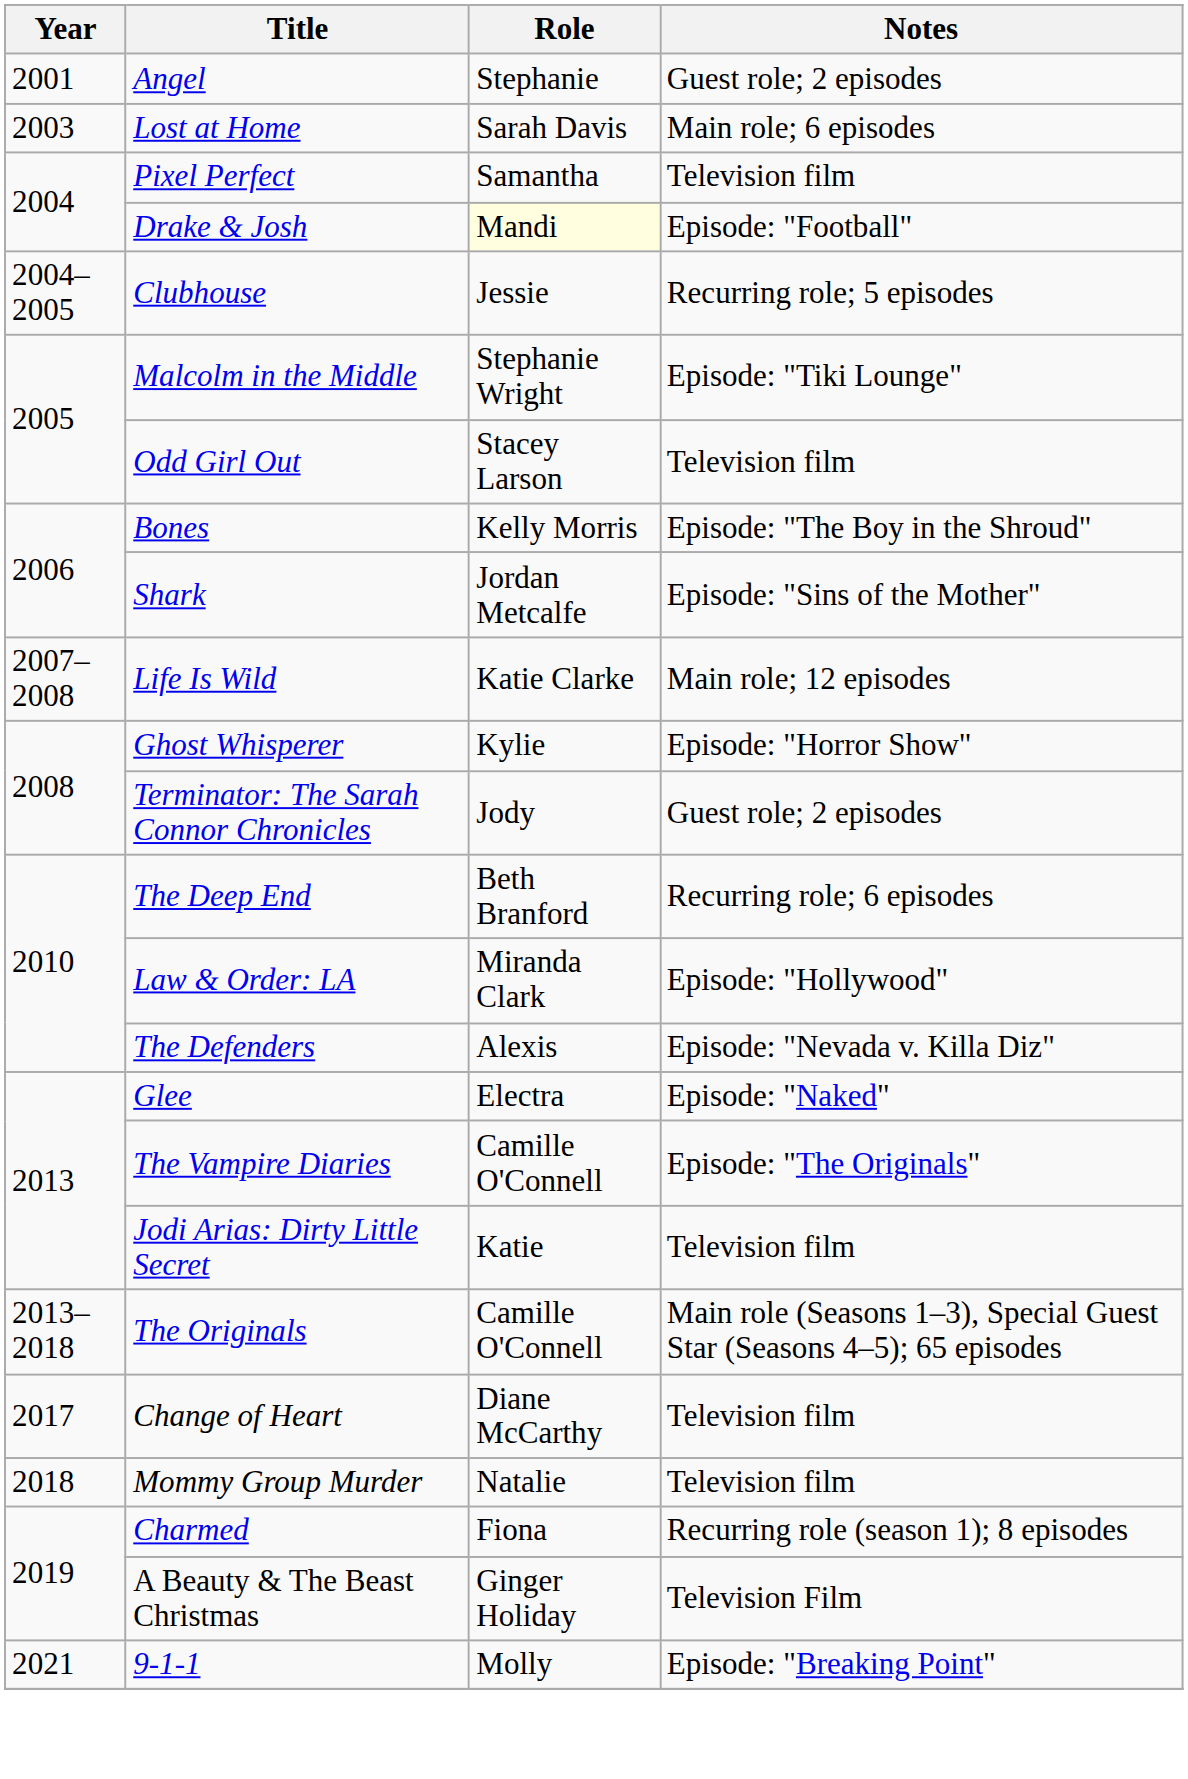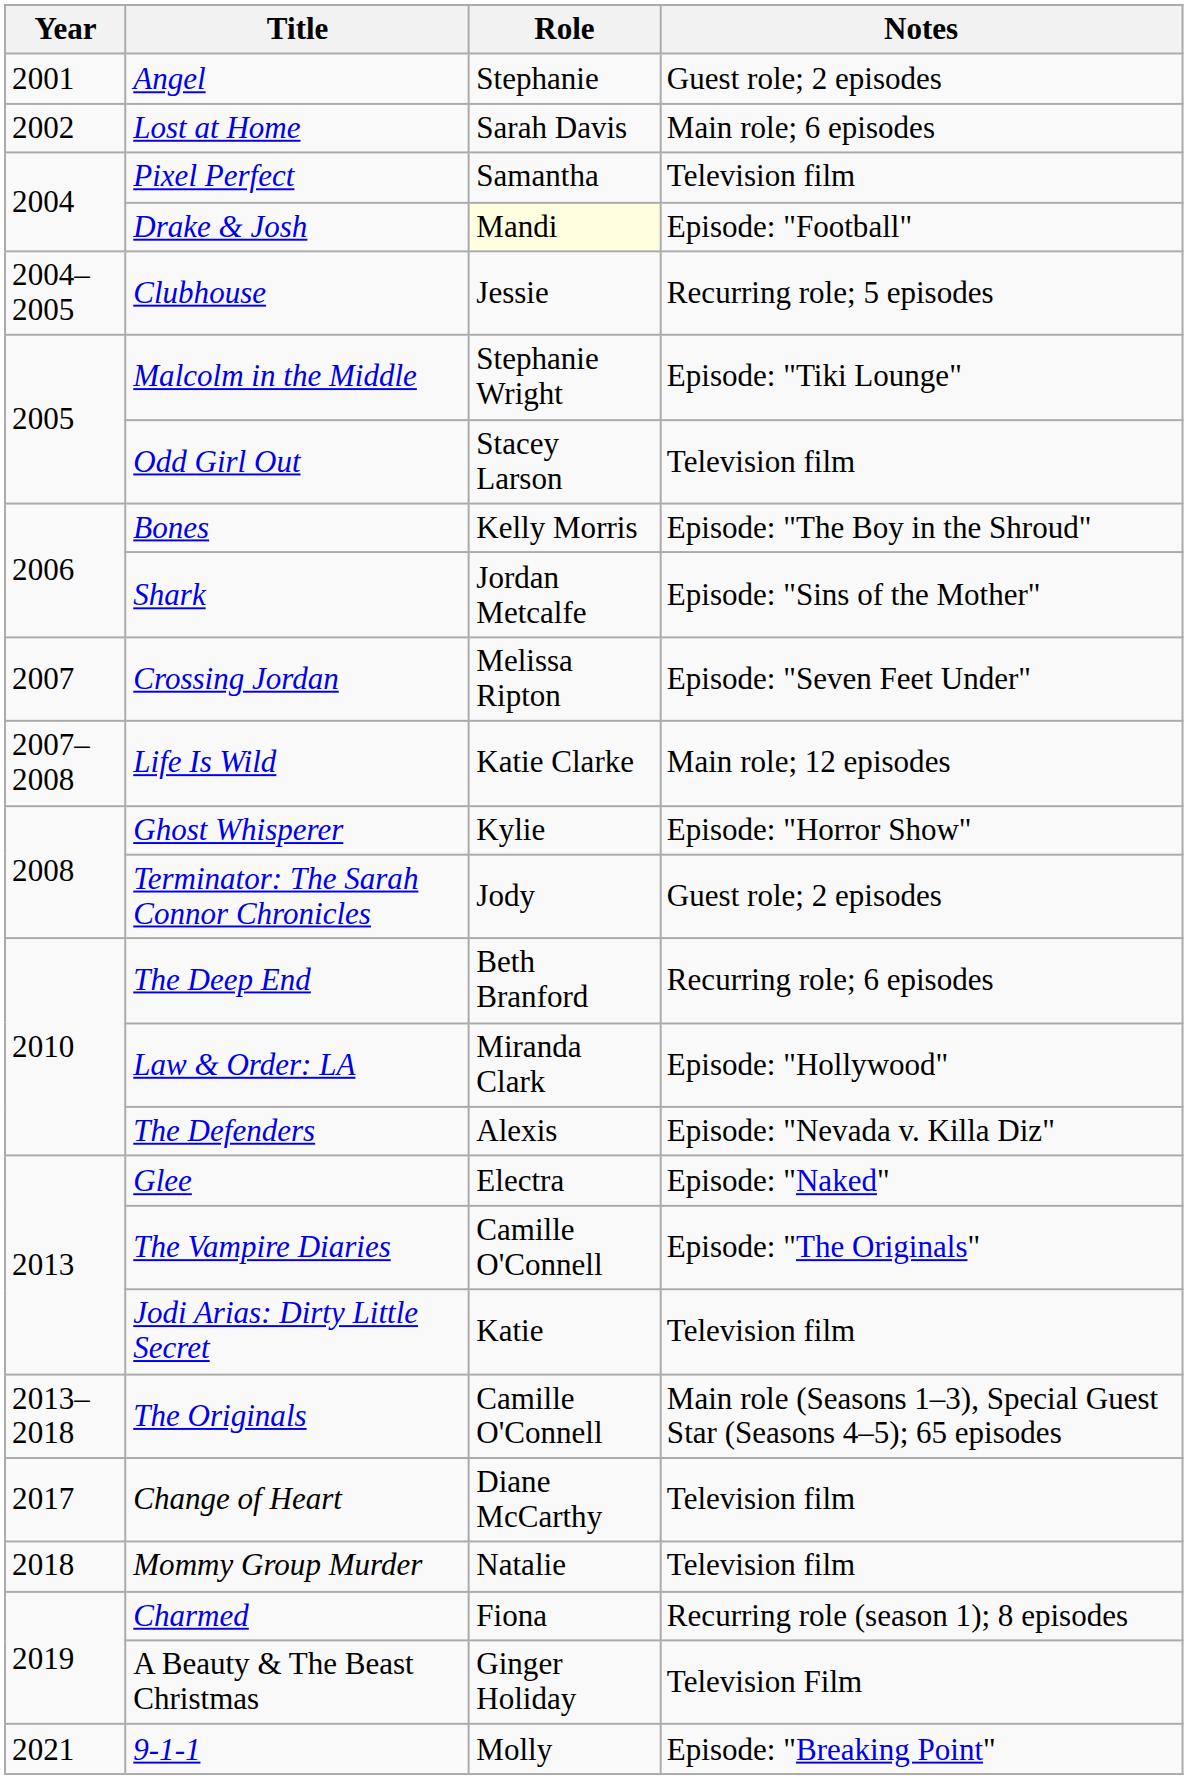(43, 127) 2003 -> (43, 127) 2002
+ row: (236, 678)
